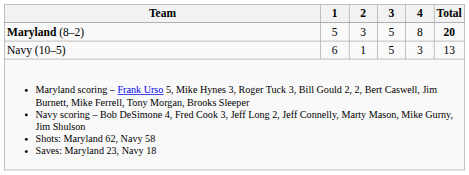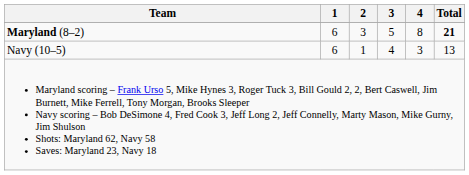(335, 31) 5 -> (335, 31) 6
(449, 31) 20 -> (449, 31) 21
(391, 50) 5 -> (391, 50) 4
